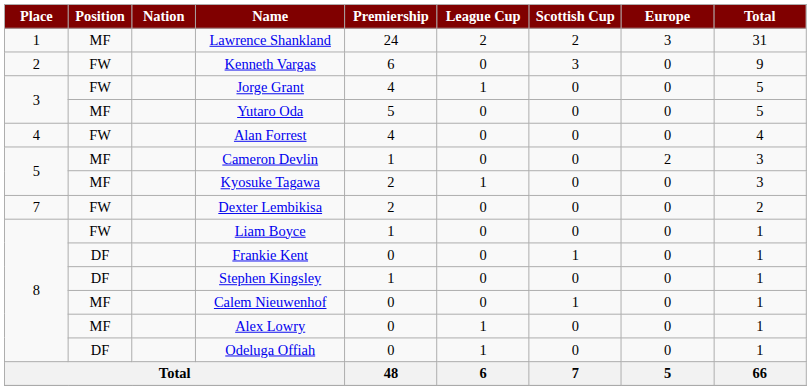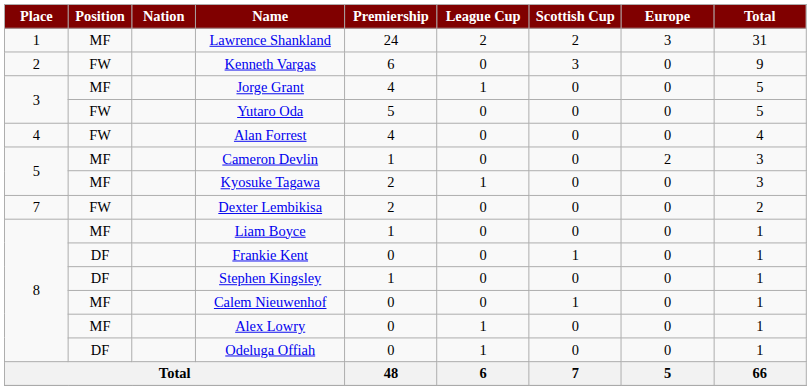(100, 88) FW -> (100, 88) MF
(100, 111) MF -> (100, 111) FW
(100, 230) FW -> (100, 230) MF
